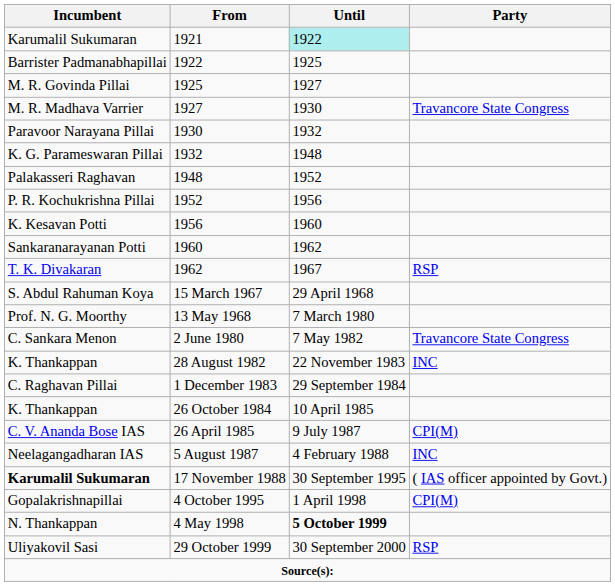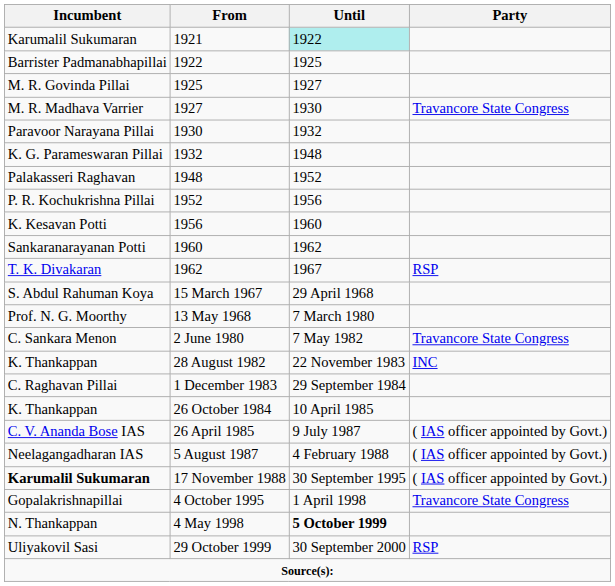(435, 431) CPI(M) -> (510, 431) ( IAS officer appointed by Govt.)
(425, 454) INC -> (510, 454) ( IAS officer appointed by Govt.)
(435, 500) CPI(M) -> (491, 500) Travancore State Congress
